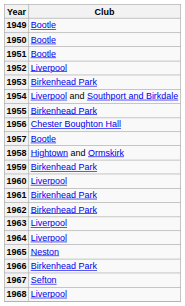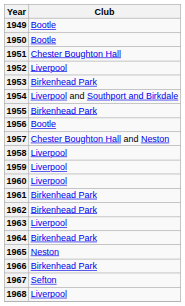(43, 53) Bootle -> (76, 53) Chester Boughton Hall
(76, 124) Chester Boughton Hall -> (43, 124) Bootle
(43, 138) Bootle -> (100, 138) Chester Boughton Hall and Neston
(77, 152) Hightown and Ormskirk -> (49, 152) Liverpool
(64, 167) Birkenhead Park -> (49, 167) Liverpool
(49, 237) Liverpool -> (64, 237) Birkenhead Park
